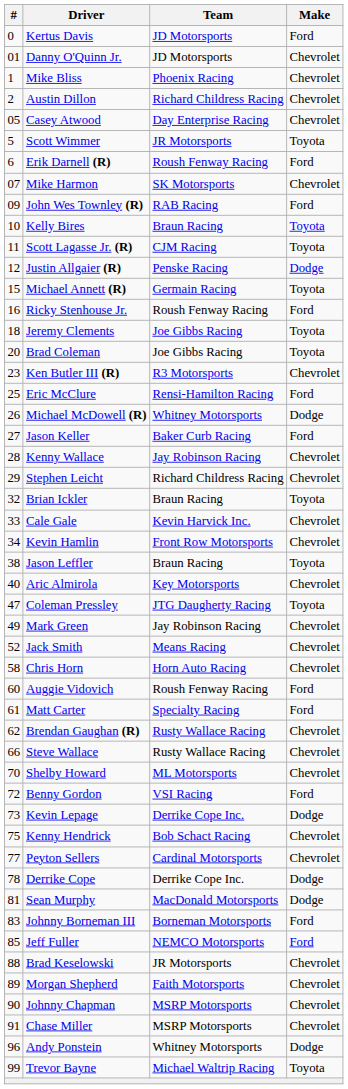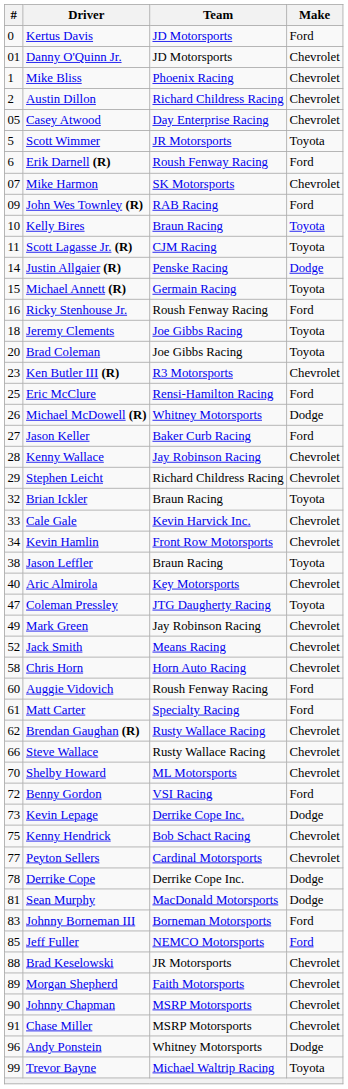(14, 267) 12 -> (14, 267) 14
